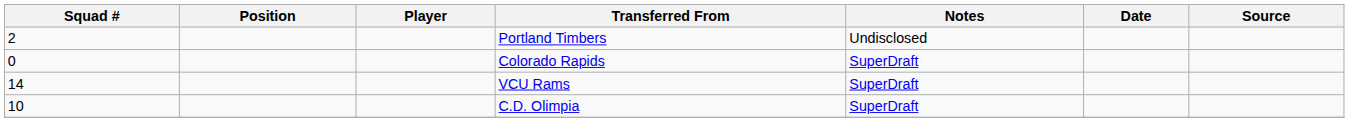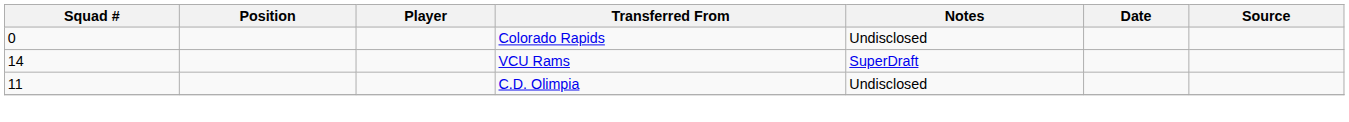- row: (552, 39)
(884, 61) SuperDraft -> (888, 39) Undisclosed
(16, 106) 10 -> (15, 84) 11
(884, 106) SuperDraft -> (888, 84) Undisclosed
